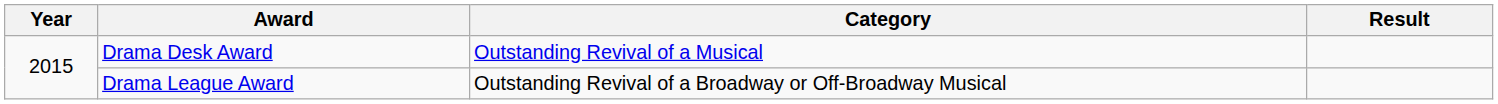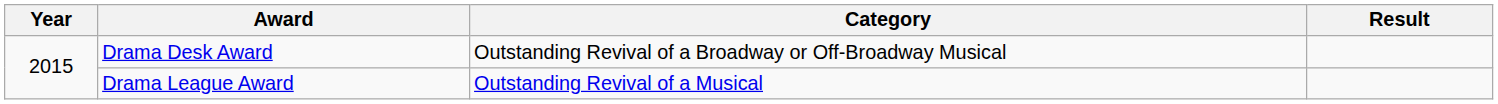(619, 51) Outstanding Revival of a Musical -> (740, 51) Outstanding Revival of a Broadway or Off-Broadway Musical
(740, 83) Outstanding Revival of a Broadway or Off-Broadway Musical -> (619, 83) Outstanding Revival of a Musical
